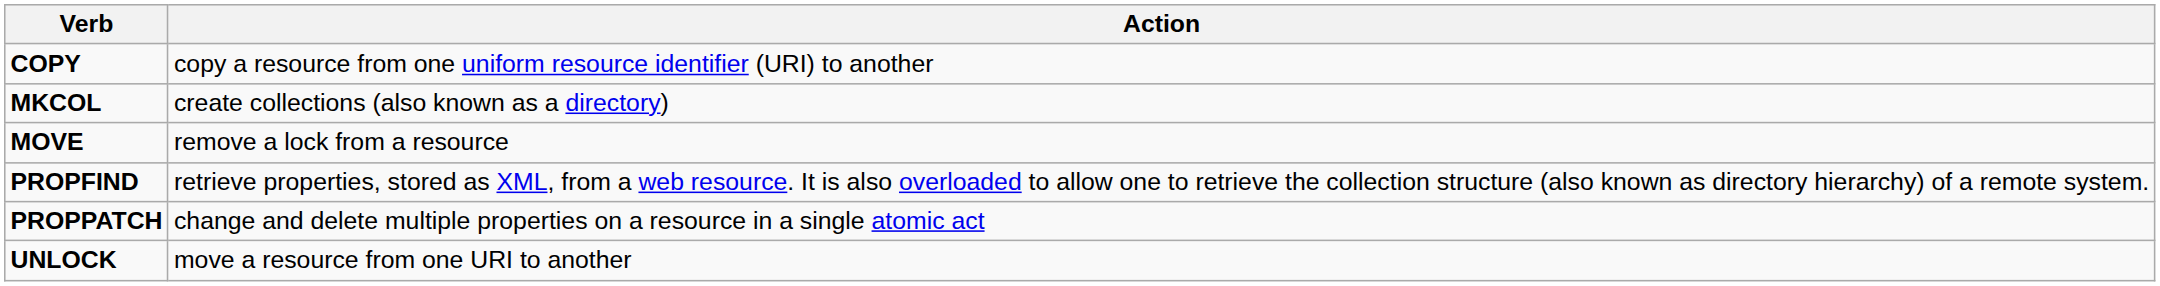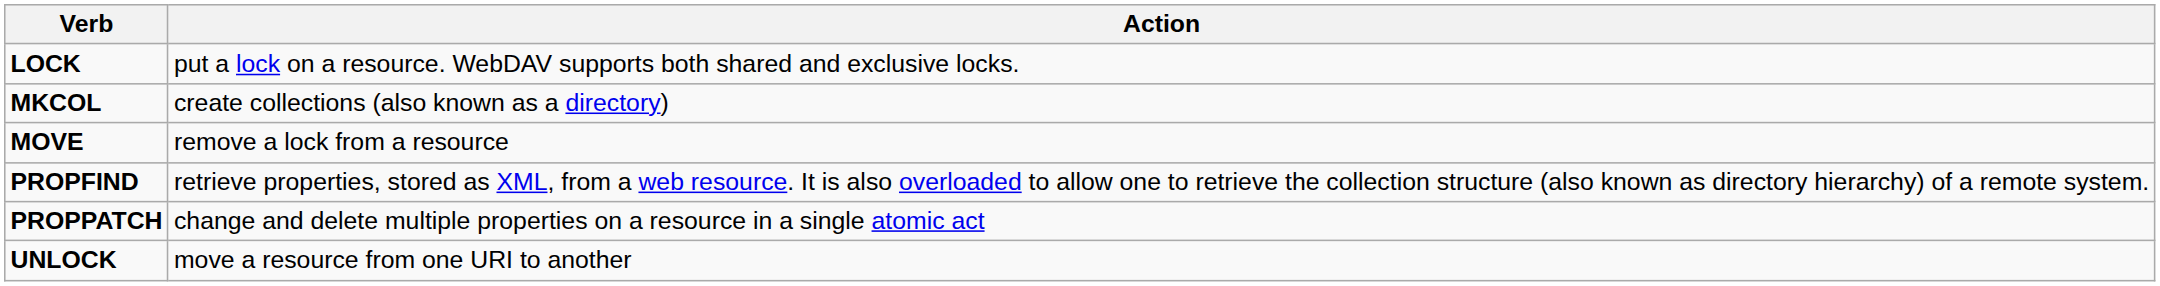- row: (46, 63)
+ row: (46, 63)
